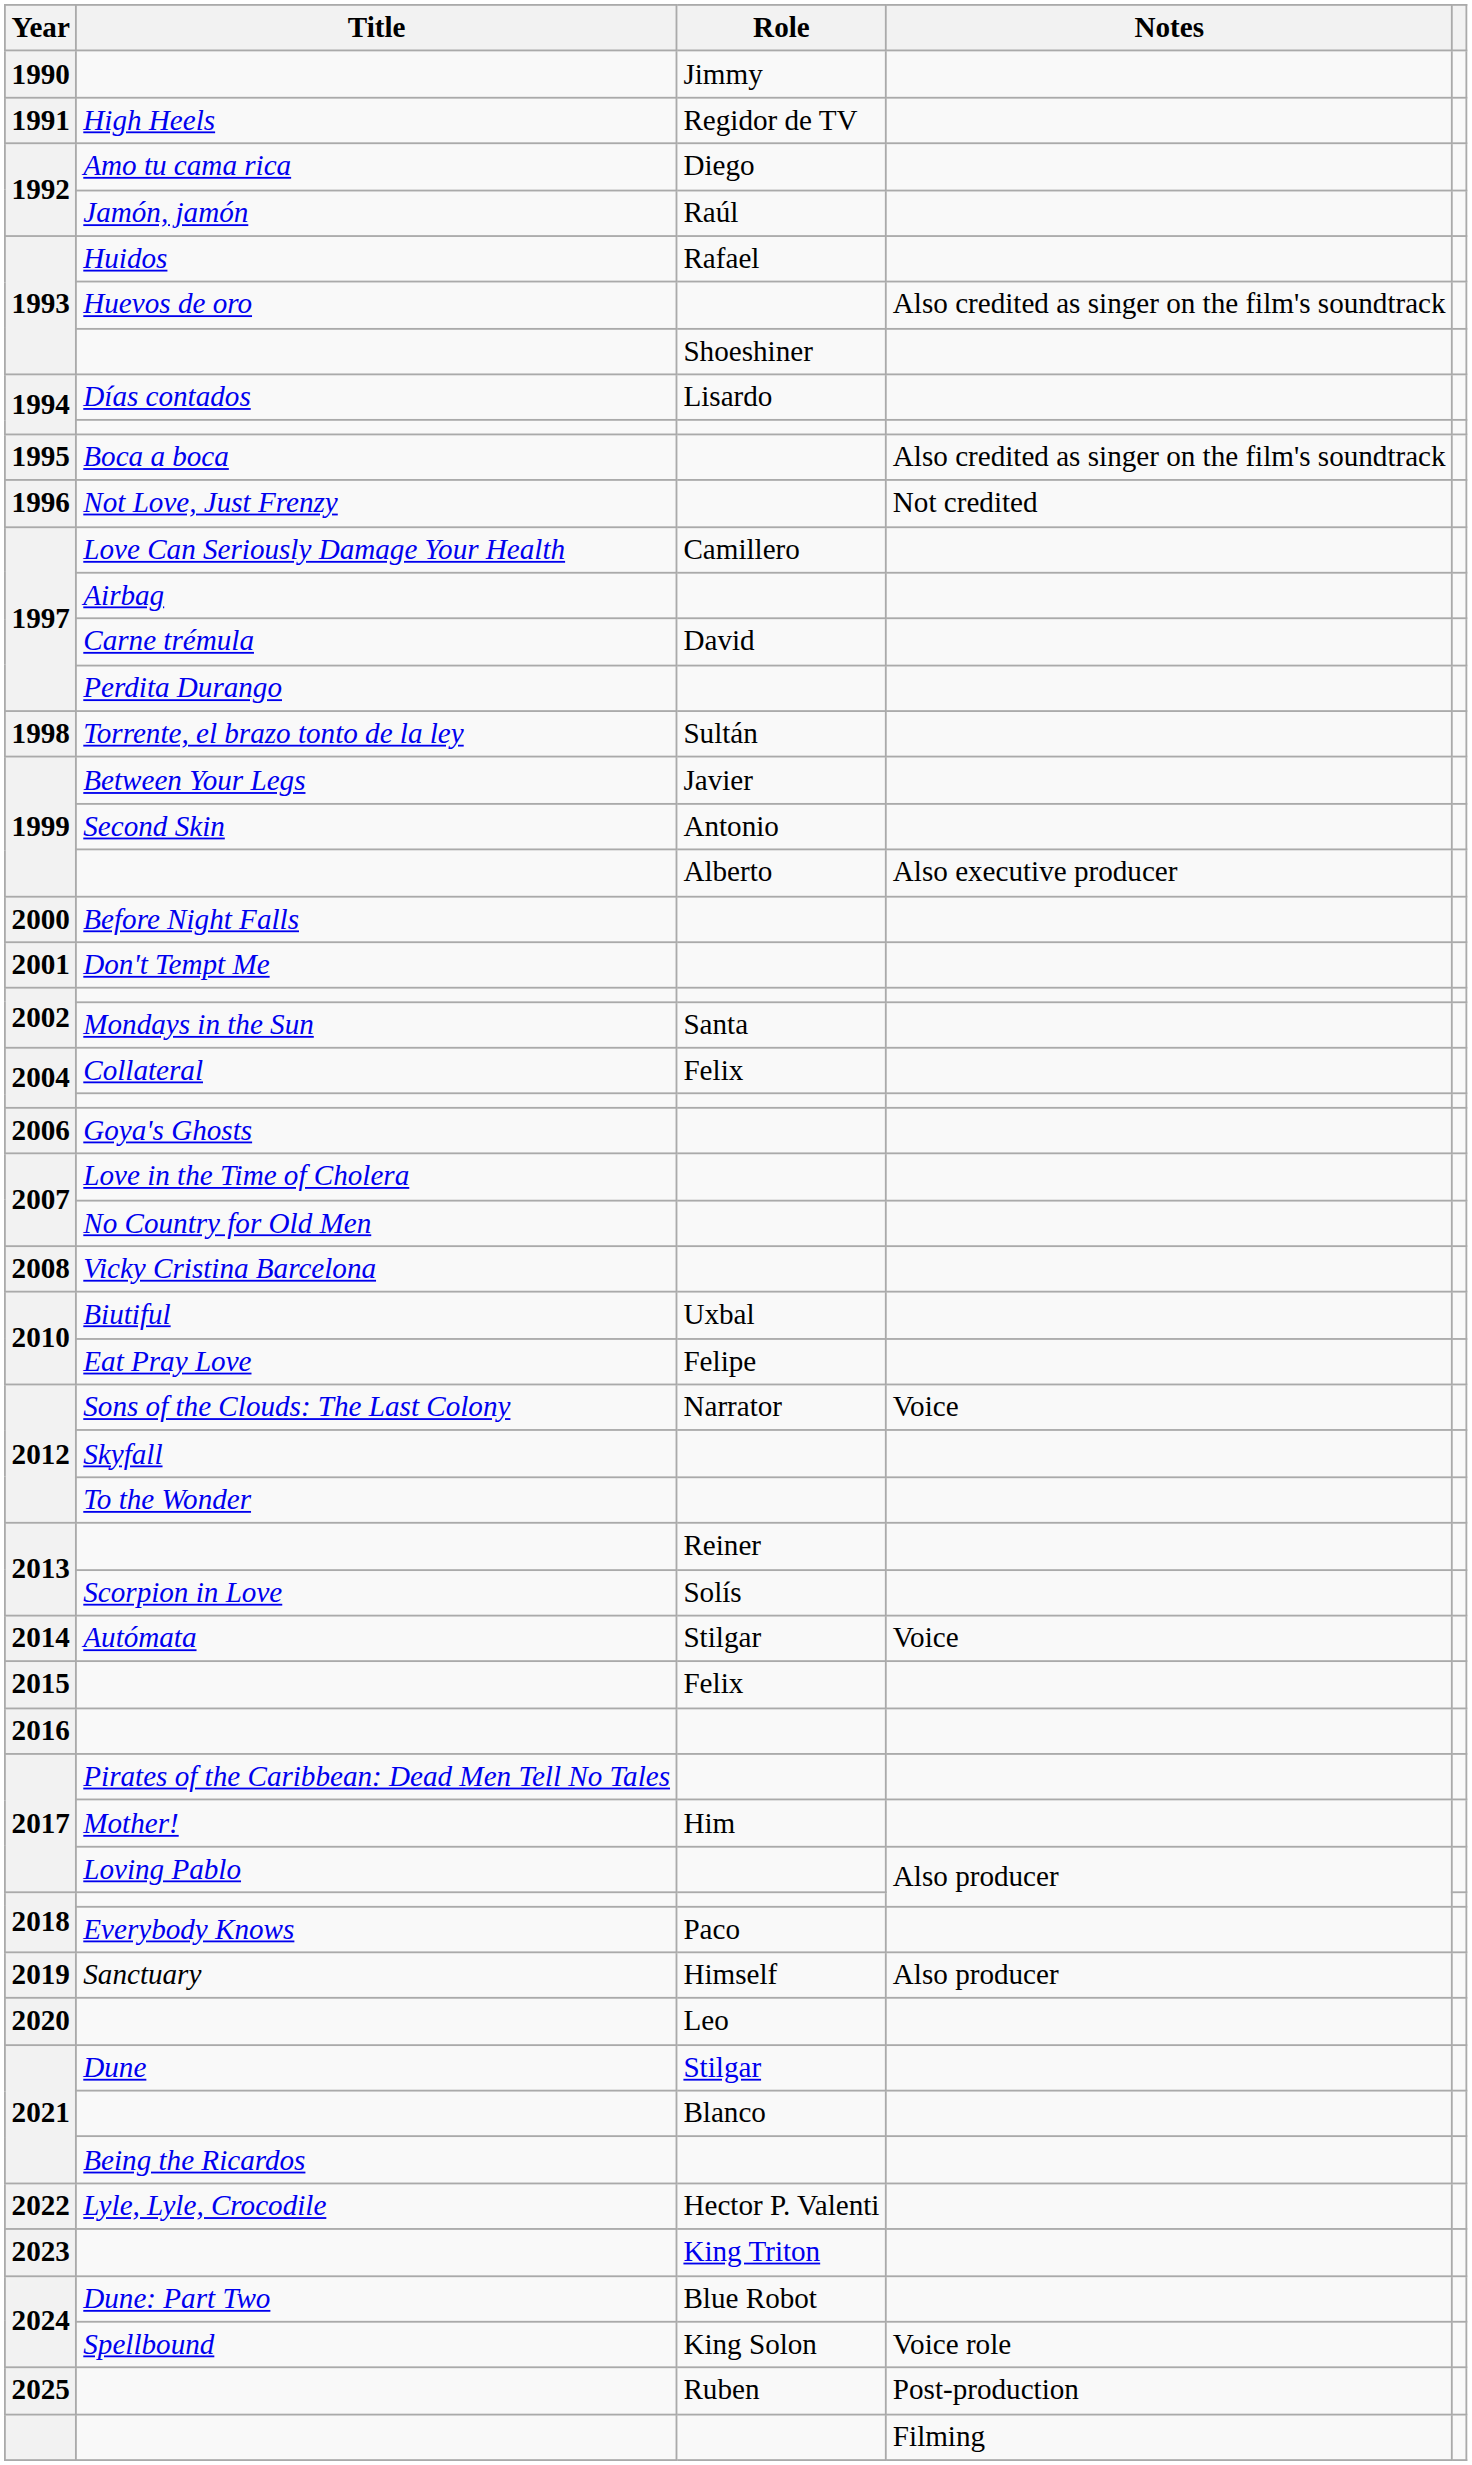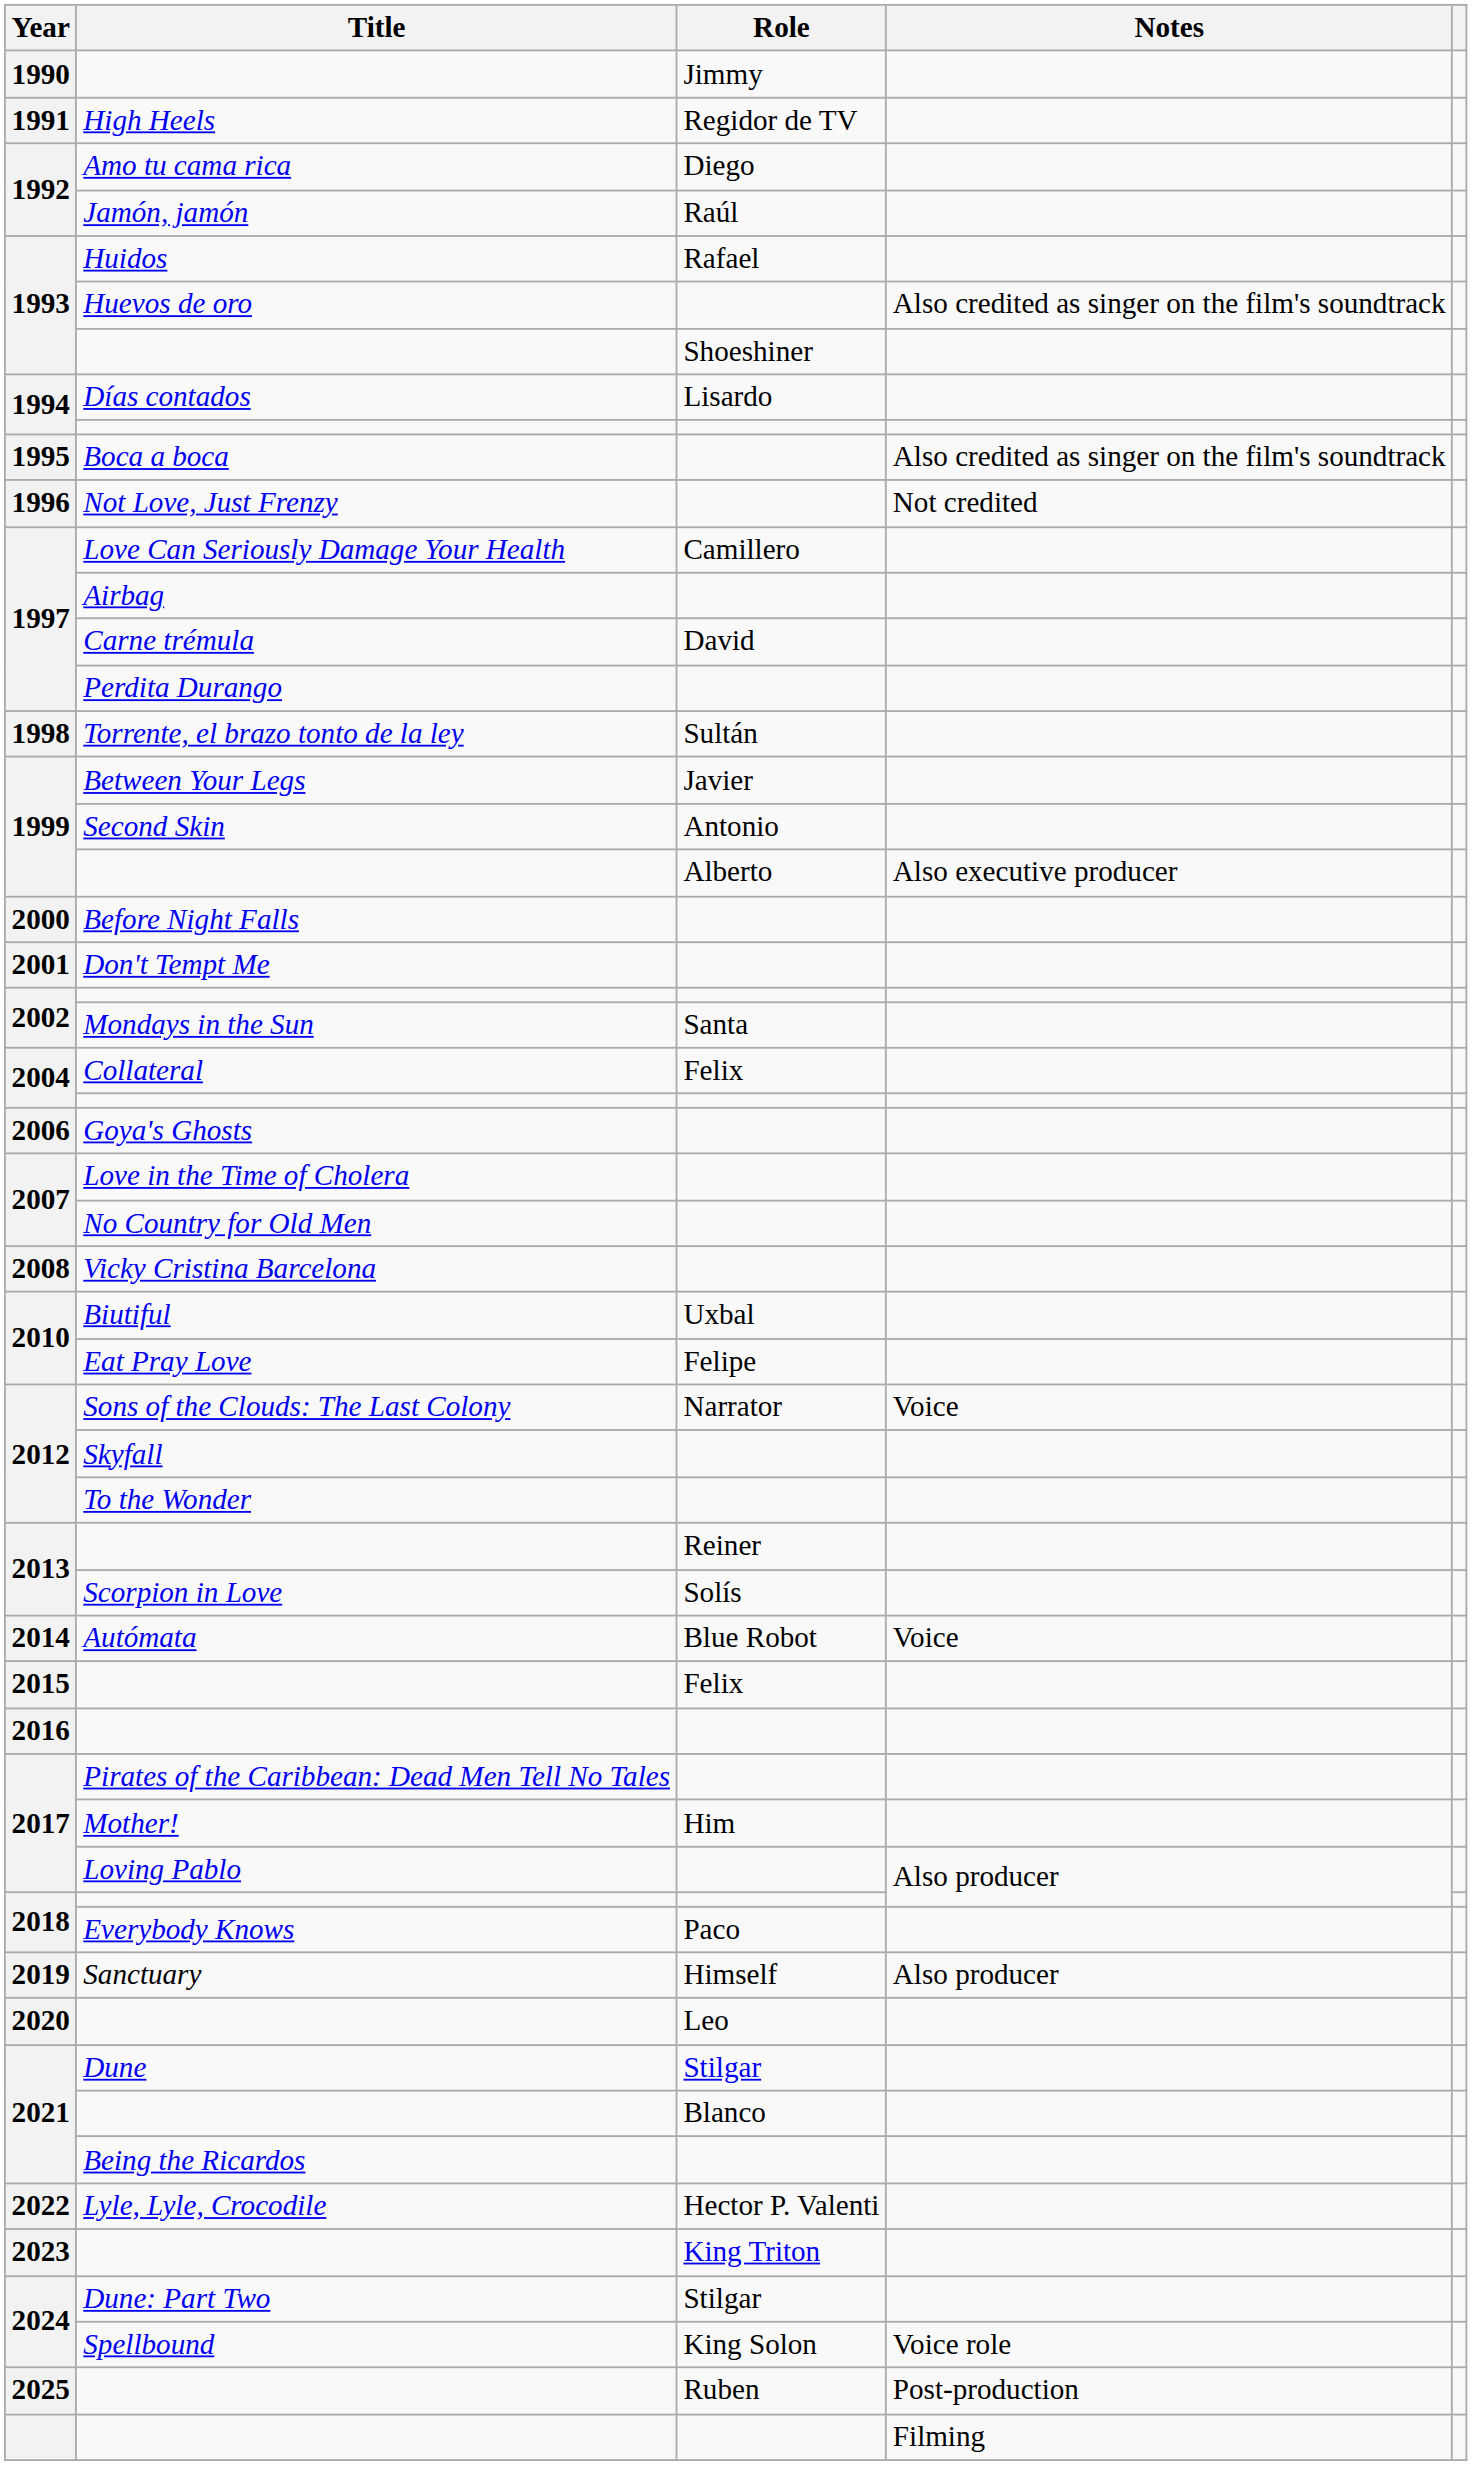(722, 1638) Stilgar -> (750, 1638) Blue Robot
(750, 2298) Blue Robot -> (722, 2298) Stilgar
